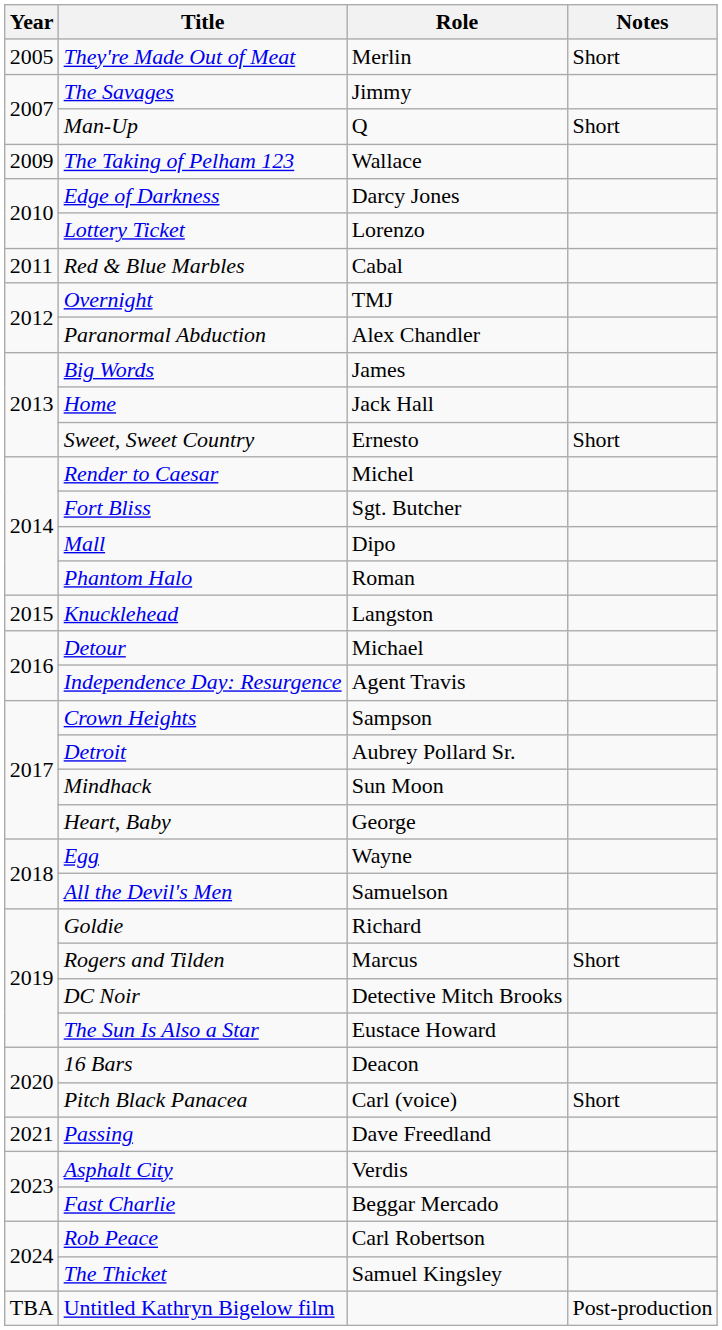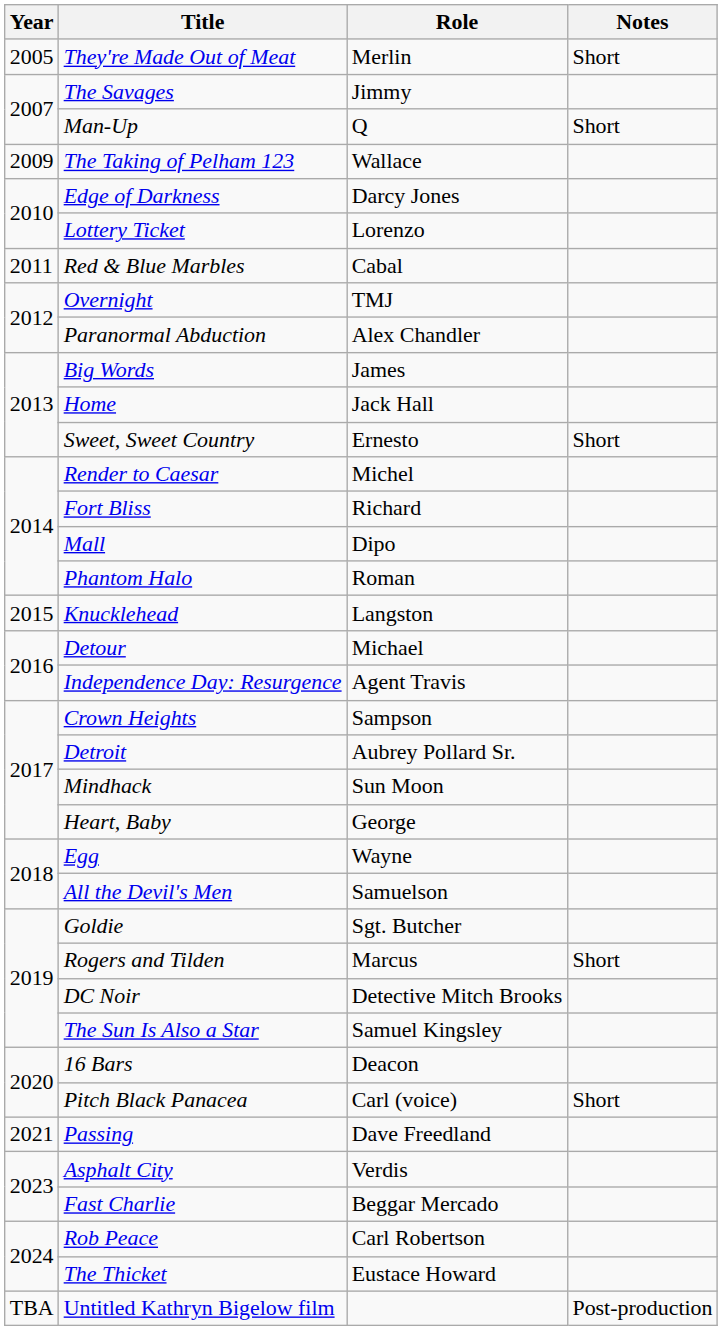(407, 508) Sgt. Butcher -> (386, 508) Richard
(386, 925) Richard -> (407, 925) Sgt. Butcher
(424, 1030) Eustace Howard -> (427, 1030) Samuel Kingsley
(427, 1273) Samuel Kingsley -> (424, 1273) Eustace Howard
